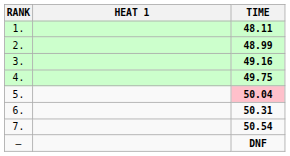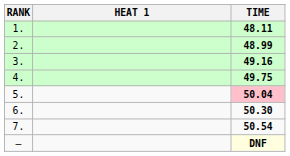(258, 110) 50.31 -> (258, 110) 50.30
(258, 143) no background -> (258, 143) lightyellow background
